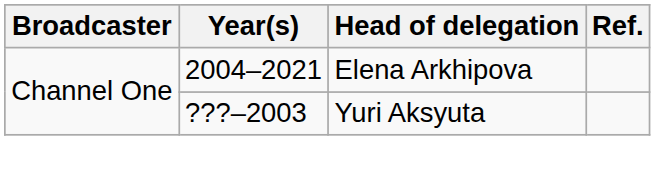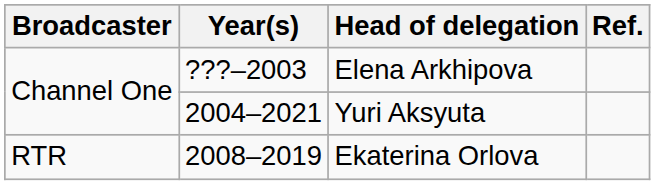(253, 69) 2004–2021 -> (246, 69) ???–2003
(246, 112) ???–2003 -> (253, 112) 2004–2021
+ row: (436, 156)
